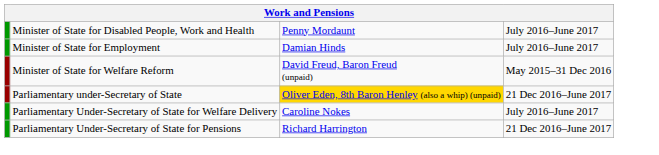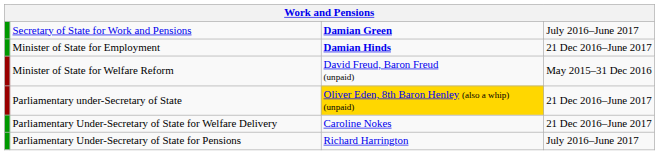+ row: (102, 30)
- row: (133, 30)
(314, 47) normal -> (357, 47) bold
(552, 47) July 2016–June 2017 -> (599, 47) 21 Dec 2016–June 2017
(552, 111) July 2016–June 2017 -> (599, 123) 21 Dec 2016–June 2017
(559, 128) 21 Dec 2016–June 2017 -> (592, 141) July 2016–June 2017
